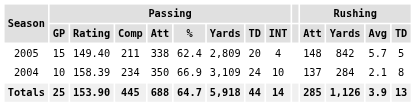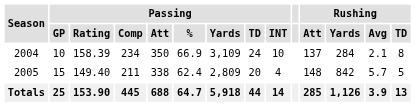rows swapped: (26, 73) <-> (26, 53)
